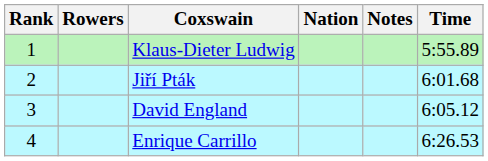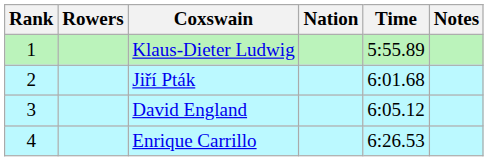columns swapped: (450, 19) <-> (390, 19)
